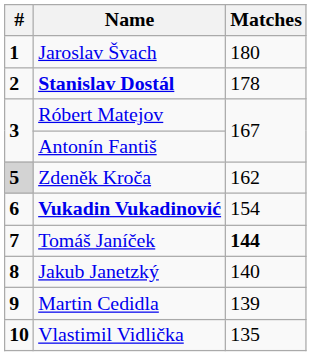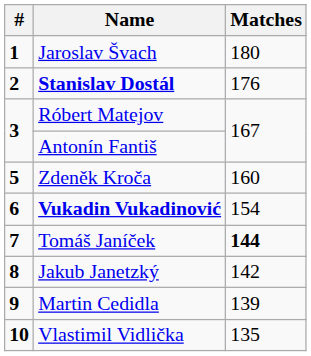(245, 83) 178 -> (245, 83) 176
(14, 177) lightgrey background -> (14, 177) no background
(245, 177) 162 -> (245, 177) 160
(245, 271) 140 -> (245, 271) 142
